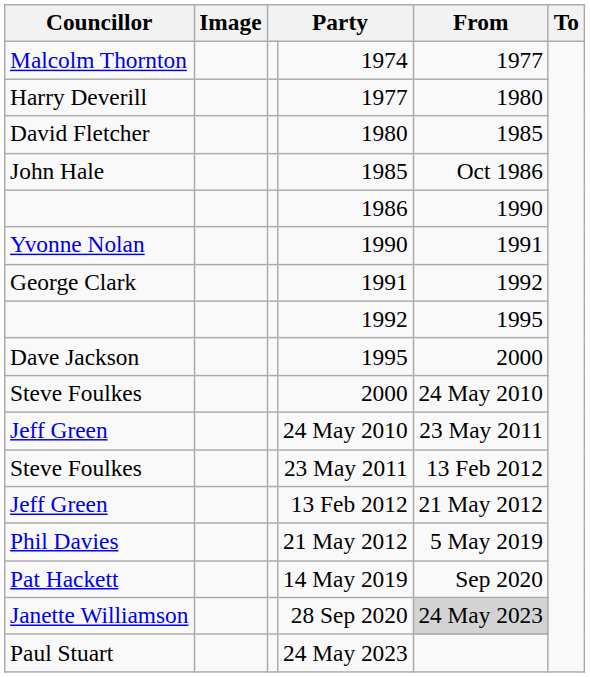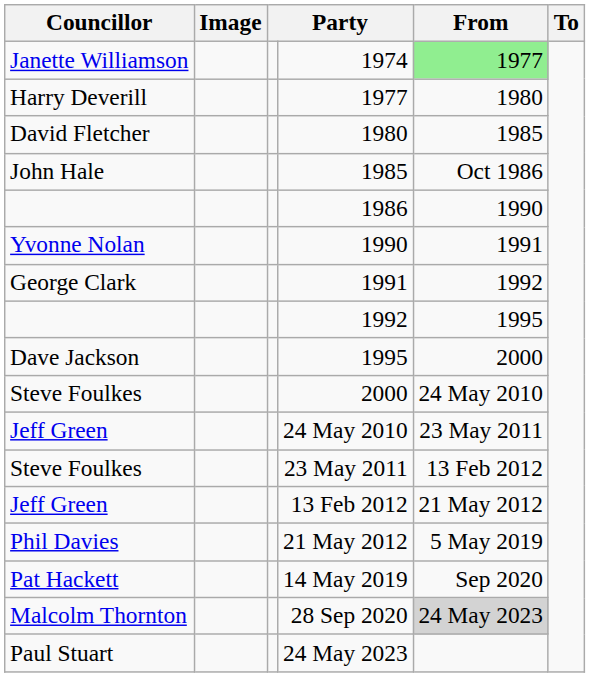(98, 60) Malcolm Thornton -> (99, 60) Janette Williamson
(520, 60) no background -> (520, 60) lightgreen background
(99, 615) Janette Williamson -> (98, 615) Malcolm Thornton
